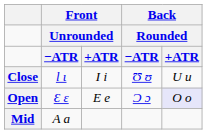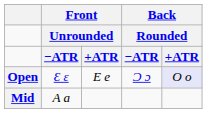- row: (61, 77)
